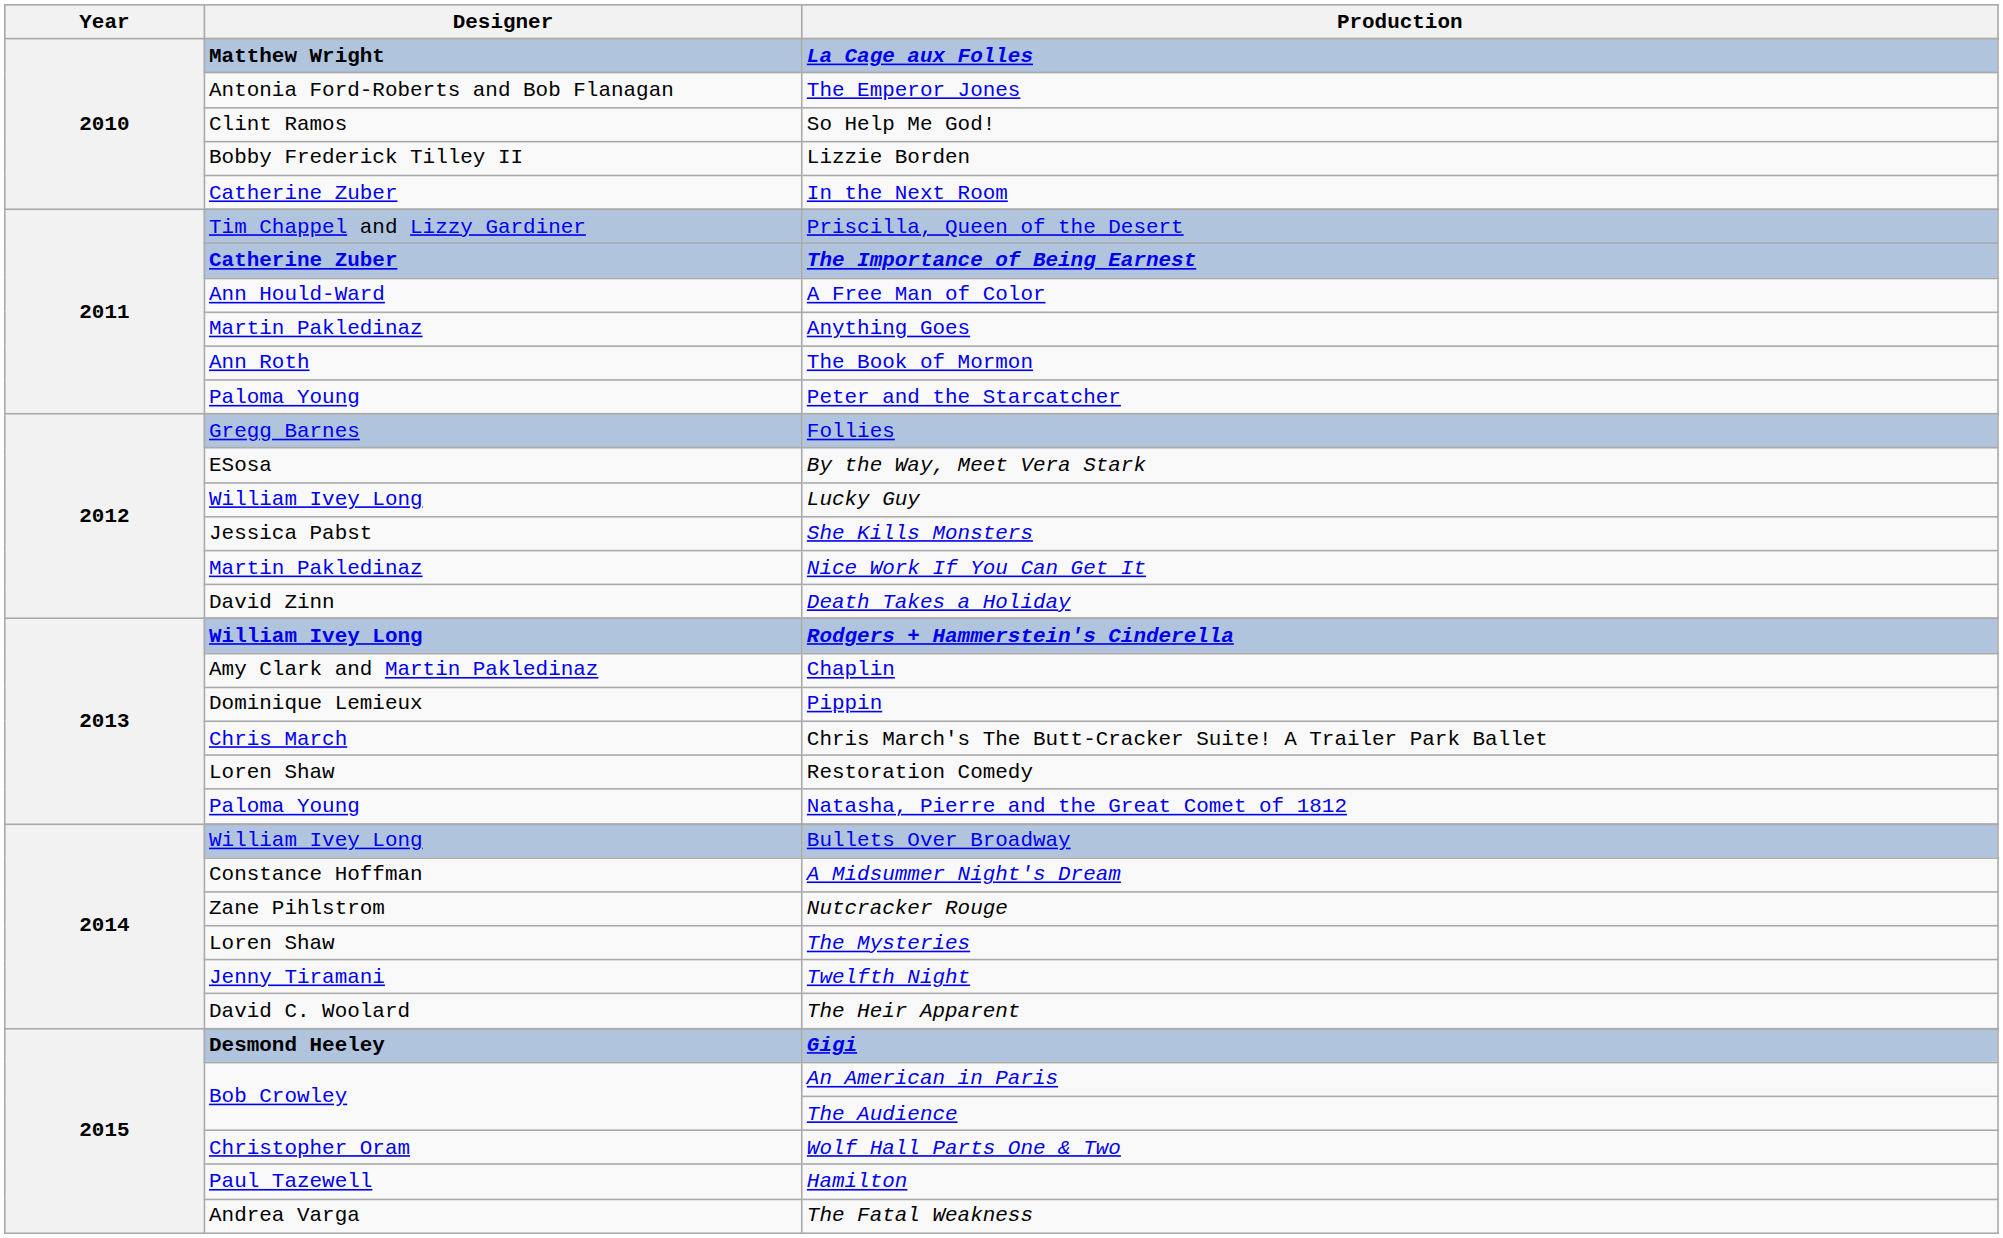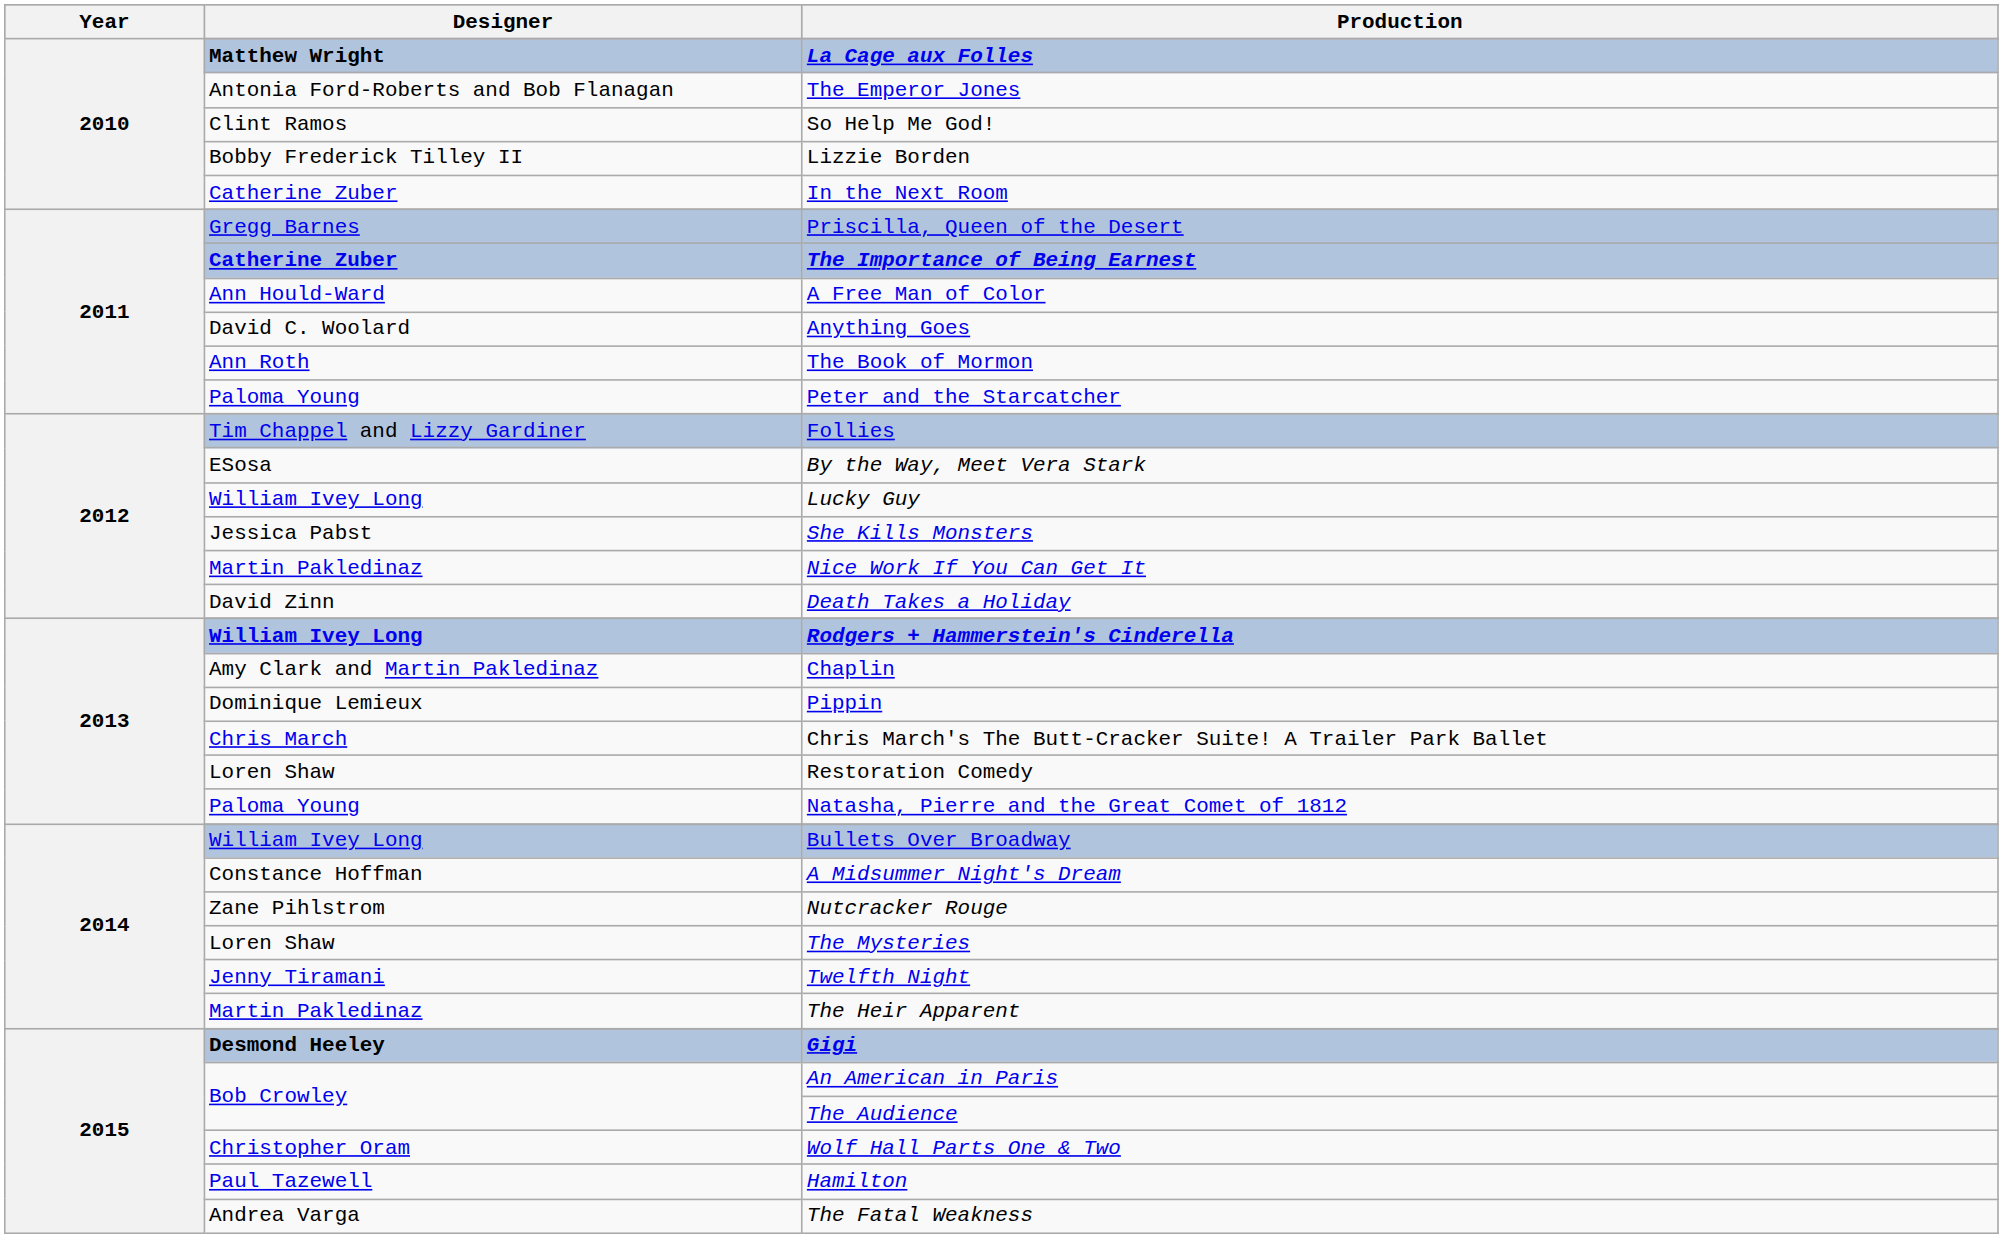(397, 227) Tim Chappel and Lizzy Gardiner -> (284, 227) Gregg Barnes
(316, 329) Martin Pakledinaz -> (310, 329) David C. Woolard
(284, 431) Gregg Barnes -> (397, 431) Tim Chappel and Lizzy Gardiner
(310, 1011) David C. Woolard -> (316, 1011) Martin Pakledinaz
